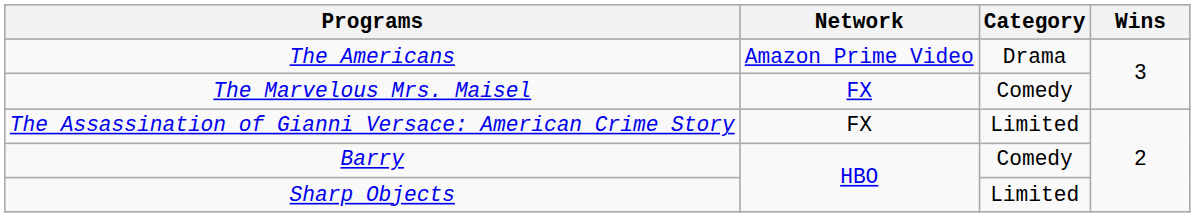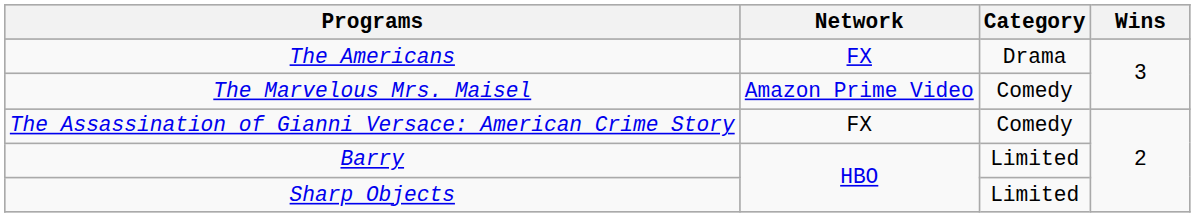(859, 57) Amazon Prime Video -> (859, 57) FX
(859, 91) FX -> (859, 91) Amazon Prime Video
(1035, 126) Limited -> (1035, 126) Comedy
(1035, 160) Comedy -> (1035, 160) Limited
